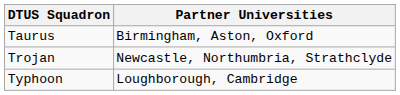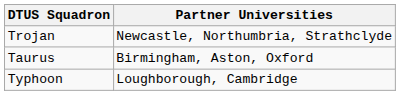rows swapped: (31, 37) <-> (31, 58)
